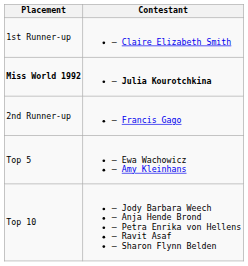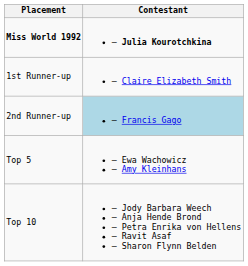rows swapped: (44, 77) <-> (39, 38)
(163, 121) no background -> (163, 121) lightblue background
